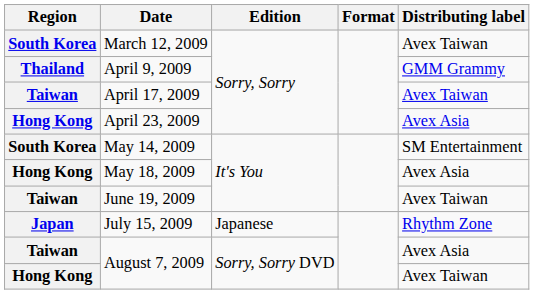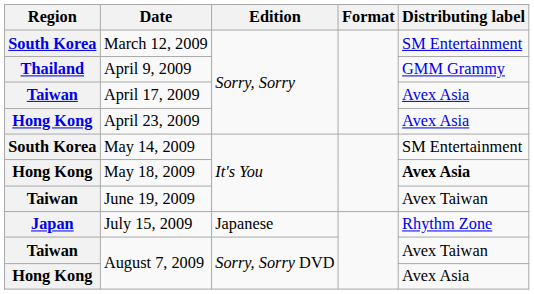(445, 43) Avex Taiwan -> (462, 43) SM Entertainment
(445, 95) Avex Taiwan -> (436, 95) Avex Asia
(436, 172) normal -> (436, 172) bold
(436, 250) Avex Asia -> (445, 250) Avex Taiwan
(445, 276) Avex Taiwan -> (436, 276) Avex Asia
